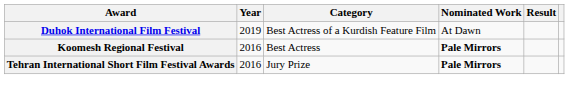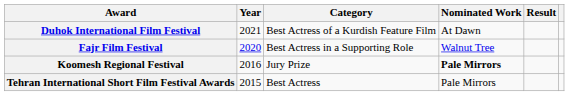(250, 30) 2019 -> (250, 30) 2021
+ row: (121, 47)
(293, 47) Best Actress -> (288, 64) Jury Prize
(250, 64) 2016 -> (250, 82) 2015
(288, 64) Jury Prize -> (293, 82) Best Actress
(471, 64) bold -> (468, 82) normal
